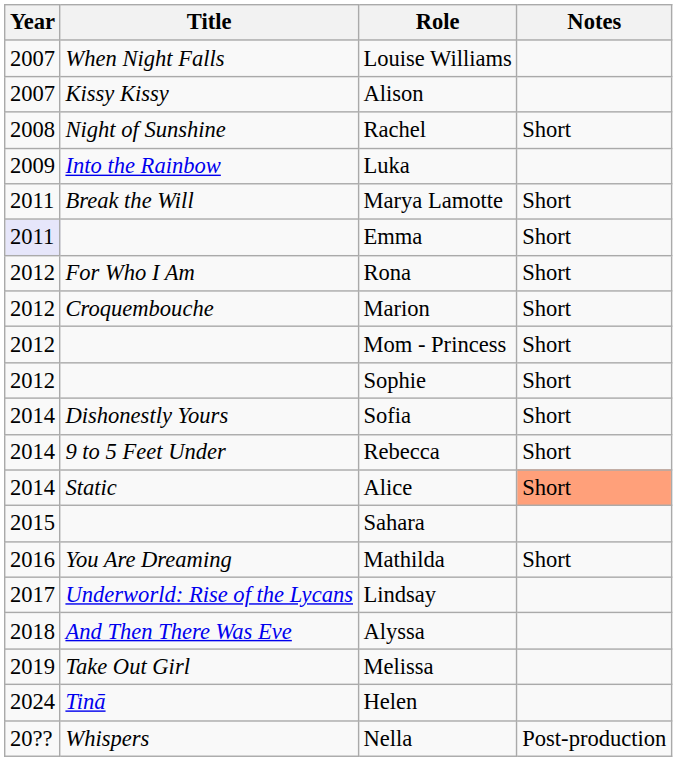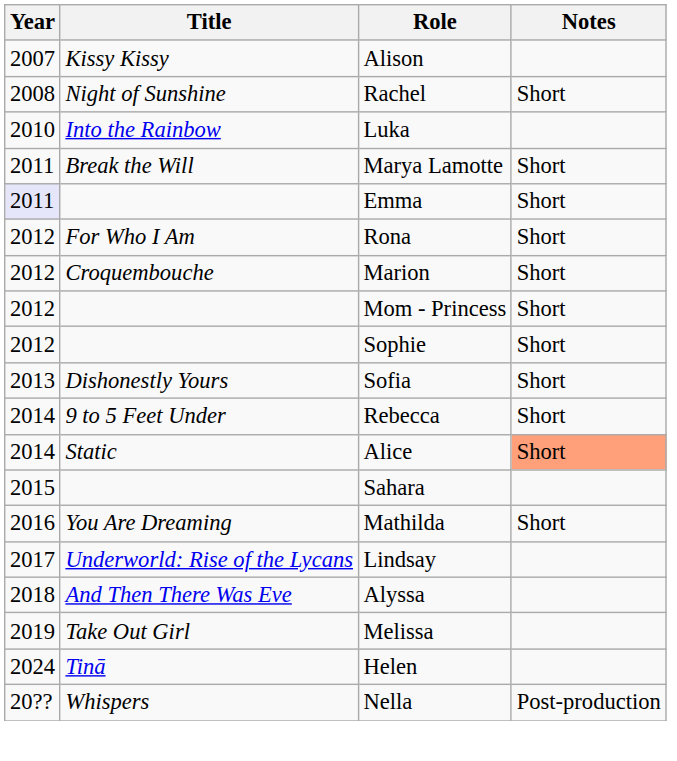- row: (438, 58)
(32, 165) 2009 -> (32, 129) 2010
(32, 415) 2014 -> (32, 380) 2013
